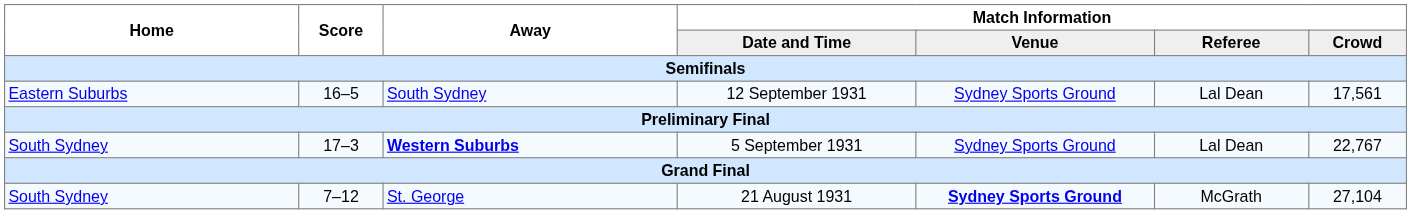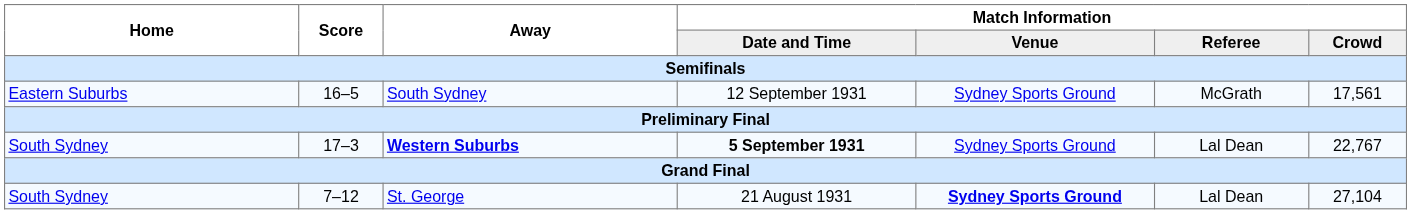(1231, 94) Lal Dean -> (1231, 94) McGrath
(797, 145) normal -> (797, 145) bold
(1231, 196) McGrath -> (1231, 196) Lal Dean
